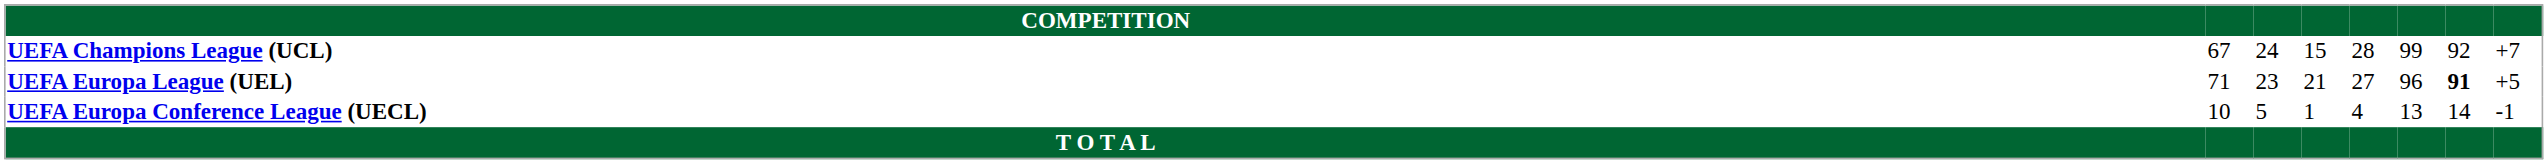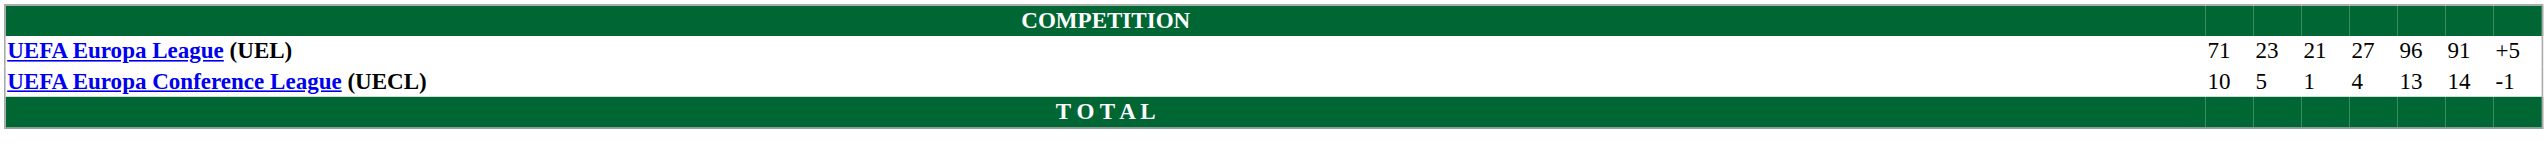- row: (170, 50)
(2459, 81) bold -> (2459, 50) normal
